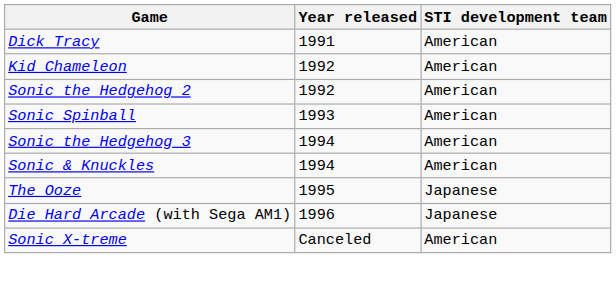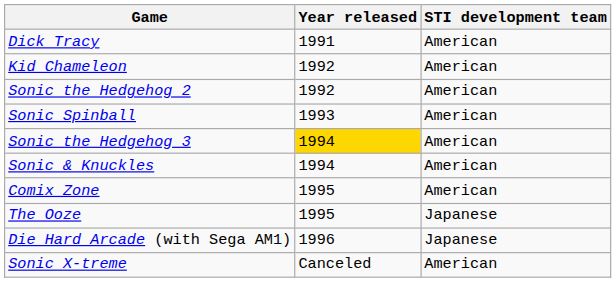(317, 141) no background -> (317, 141) gold background
+ row: (54, 191)
